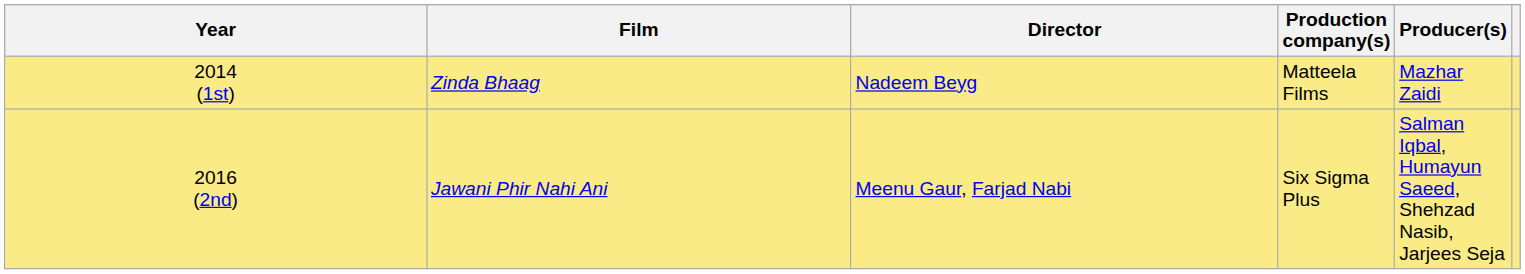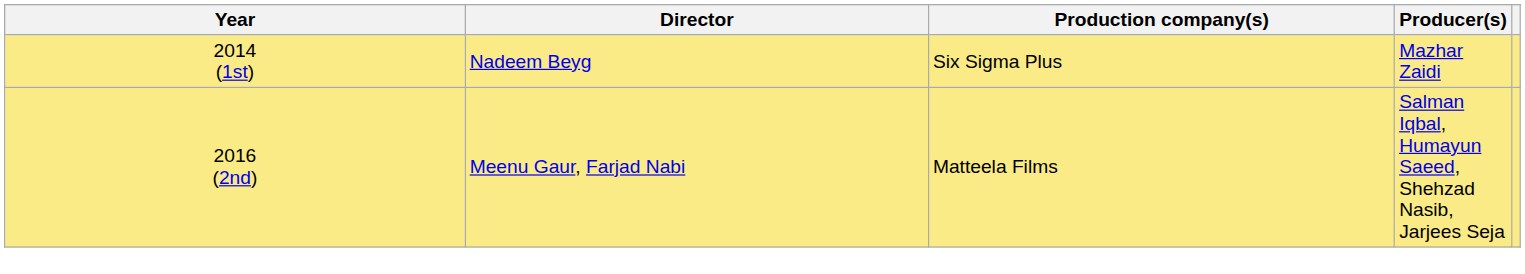- column: (639, 30)
(1319, 82) Matteela Films -> (997, 60) Six Sigma Plus
(1326, 188) Six Sigma Plus -> (995, 167) Matteela Films
